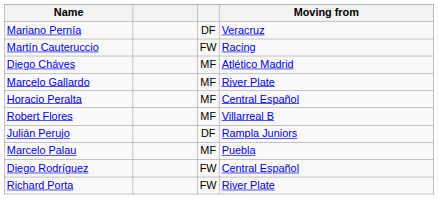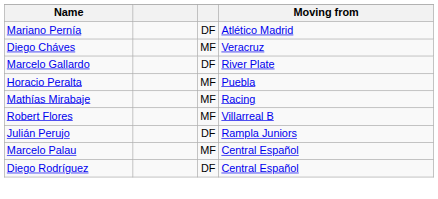(243, 30) Veracruz -> (257, 30) Atlético Madrid
- row: (53, 47)
(258, 64) Atlético Madrid -> (243, 47) Veracruz
(208, 82) MF -> (208, 64) DF
(260, 99) Central Español -> (238, 82) Puebla
+ row: (49, 99)
(239, 151) Puebla -> (260, 151) Central Español
(208, 168) FW -> (208, 168) DF
- row: (40, 185)
